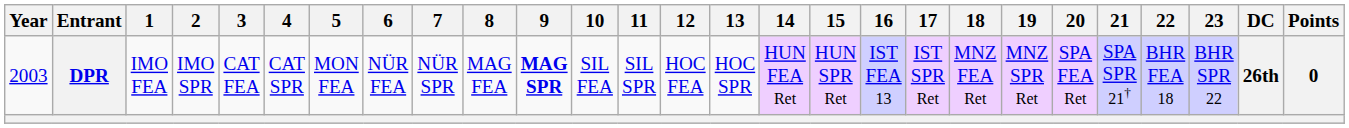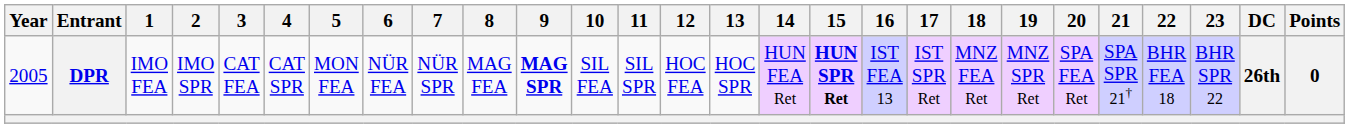(28, 74) 2003 -> (28, 74) 2005
(836, 73) normal -> (836, 74) bold
